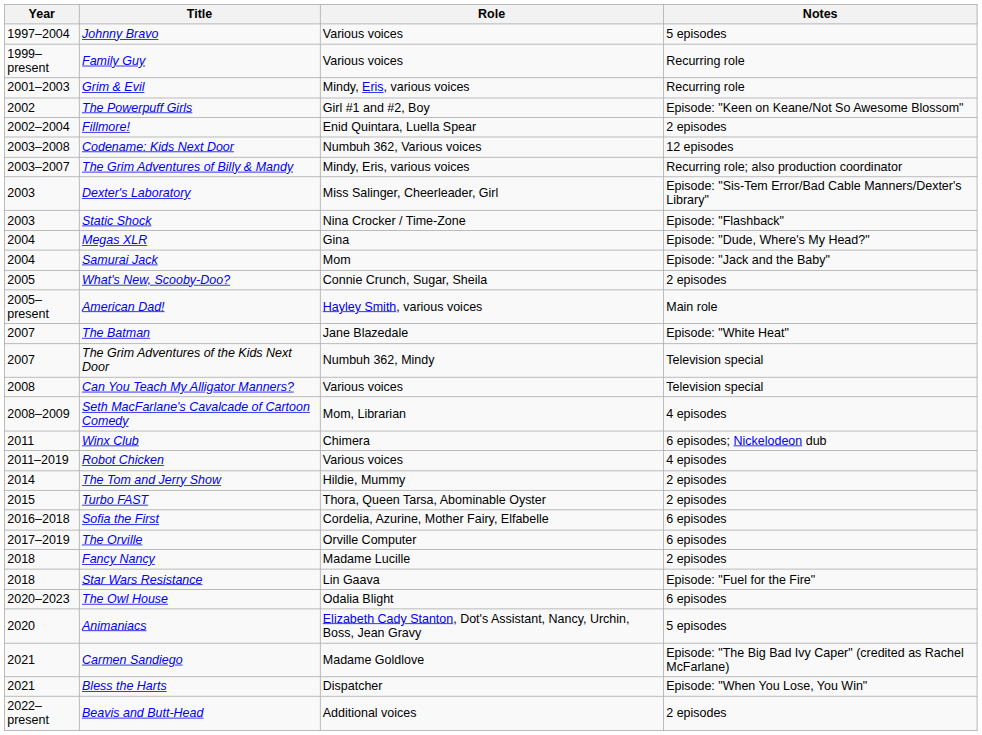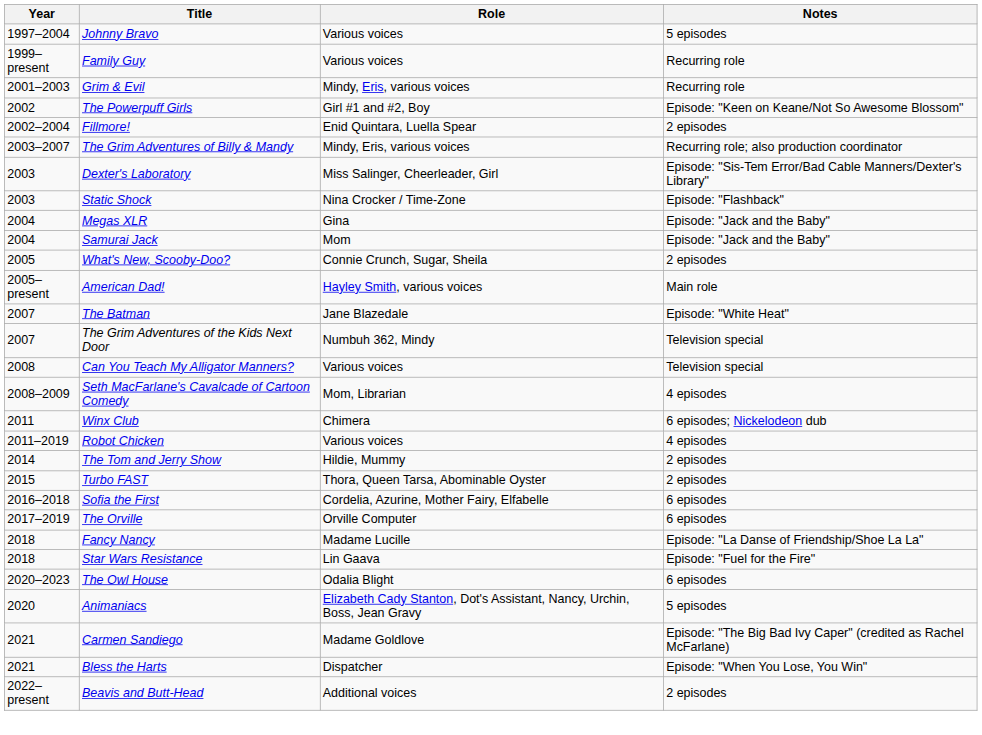- row: (158, 147)
(768, 240) Episode: "Dude, Where's My Head?" -> (748, 220) Episode: "Jack and the Baby"
(696, 559) 2 episodes -> (795, 539) Episode: "La Danse of Friendship/Shoe La La"
